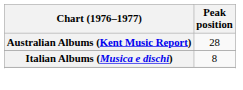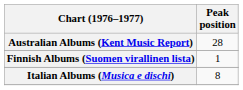+ row: (101, 59)
